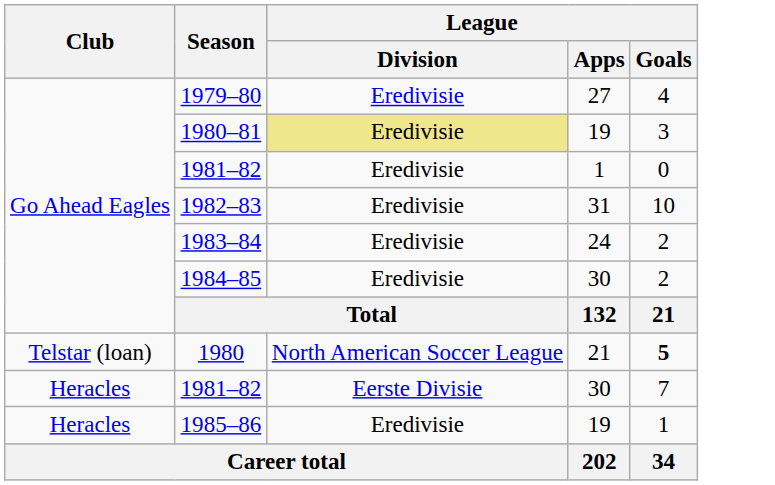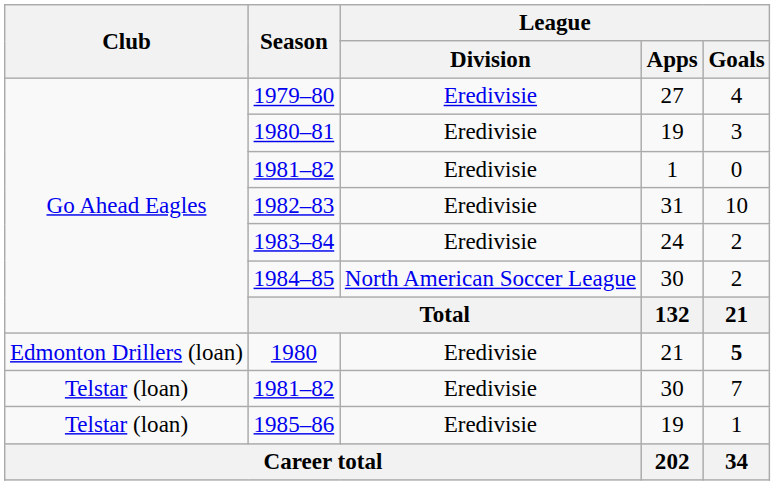(417, 132) khaki background -> (490, 132) no background
(417, 278) Eredivisie -> (490, 278) North American Soccer League
(90, 351) Telstar (loan) -> (126, 351) Edmonton Drillers (loan)
(417, 351) North American Soccer League -> (490, 351) Eredivisie
(90, 388) Heracles -> (126, 388) Telstar (loan)
(417, 388) Eerste Divisie -> (490, 388) Eredivisie
(90, 424) Heracles -> (126, 424) Telstar (loan)
